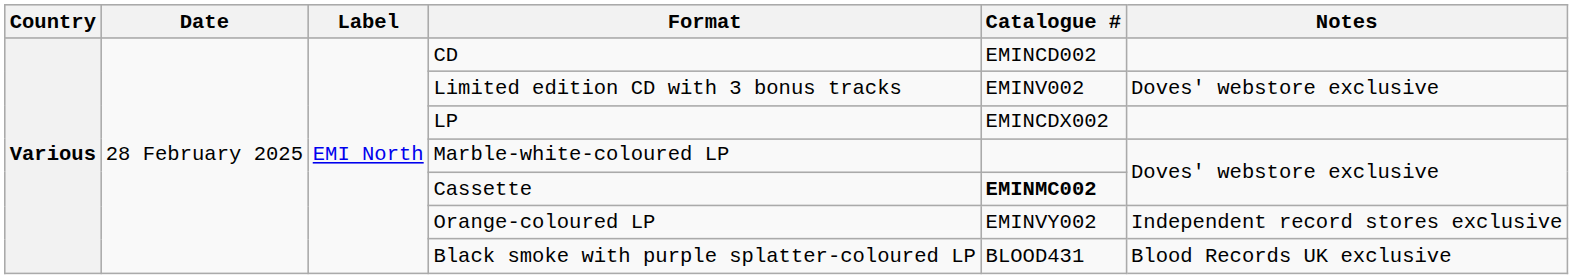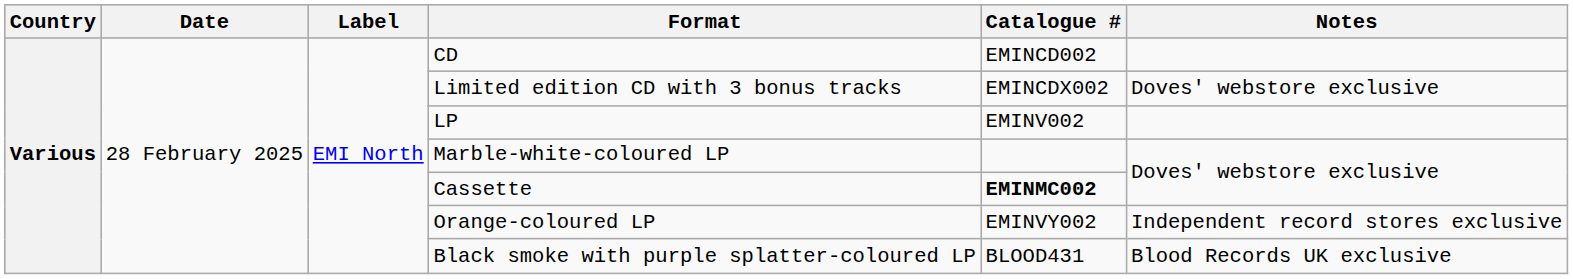(1035, 88) EMINV002 -> (1047, 88) EMINCDX002
(1047, 122) EMINCDX002 -> (1035, 122) EMINV002
